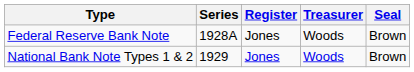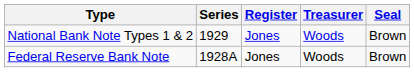rows swapped: (100, 56) <-> (88, 35)
